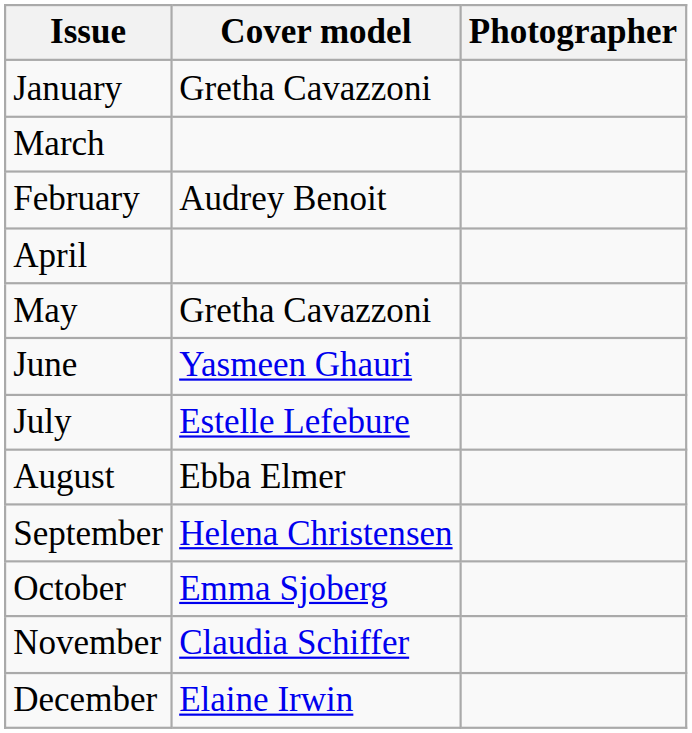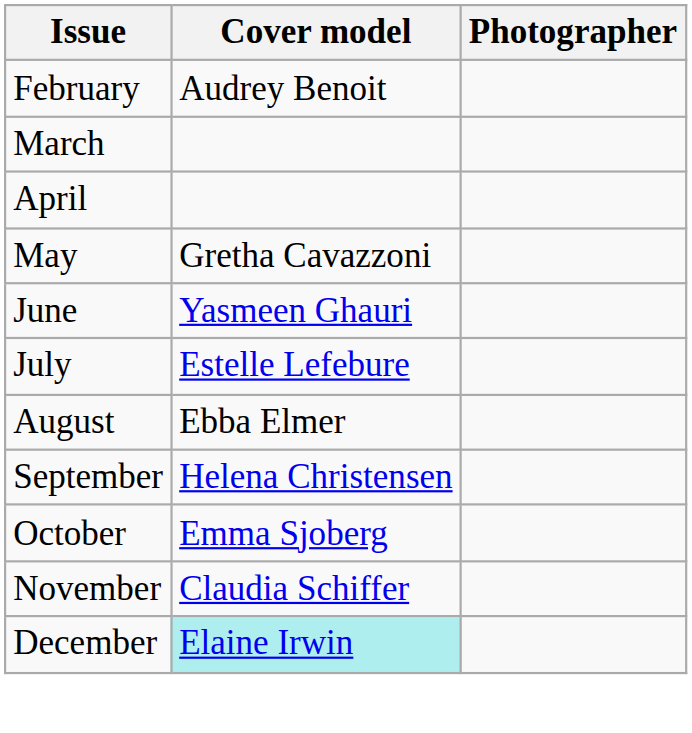- row: (68, 87)
rows swapped: (76, 198) <-> (59, 143)
(266, 699) no background -> (266, 643) paleturquoise background
